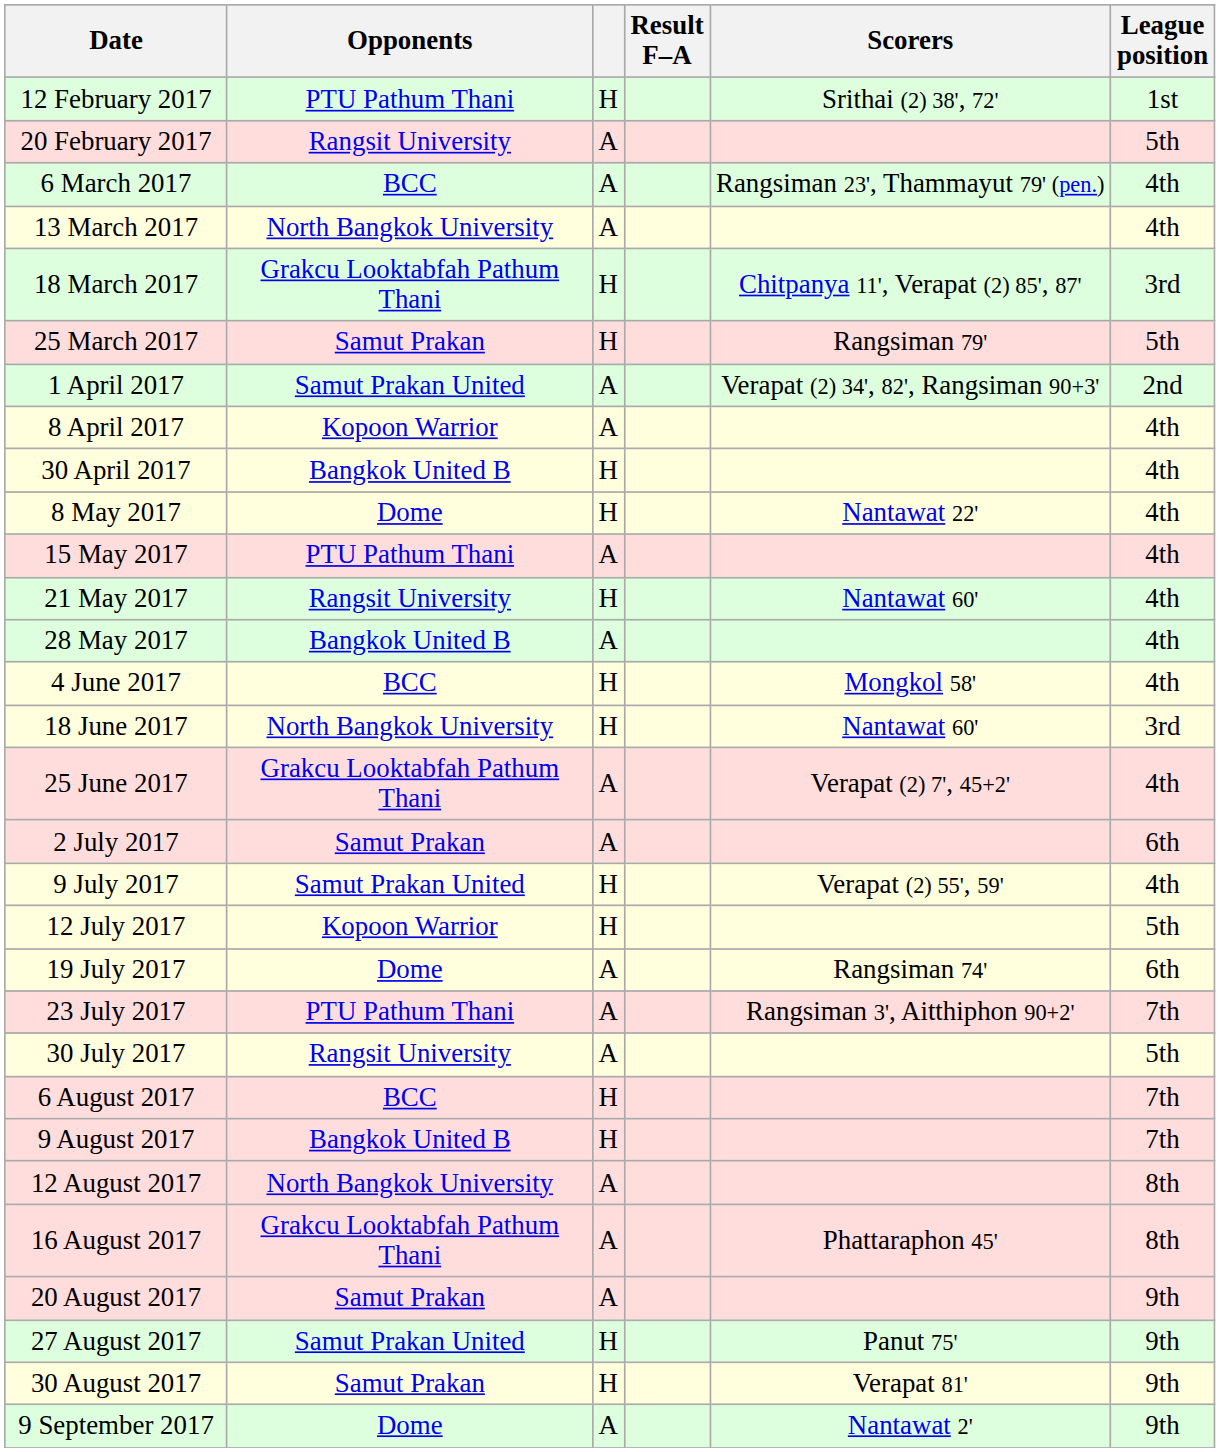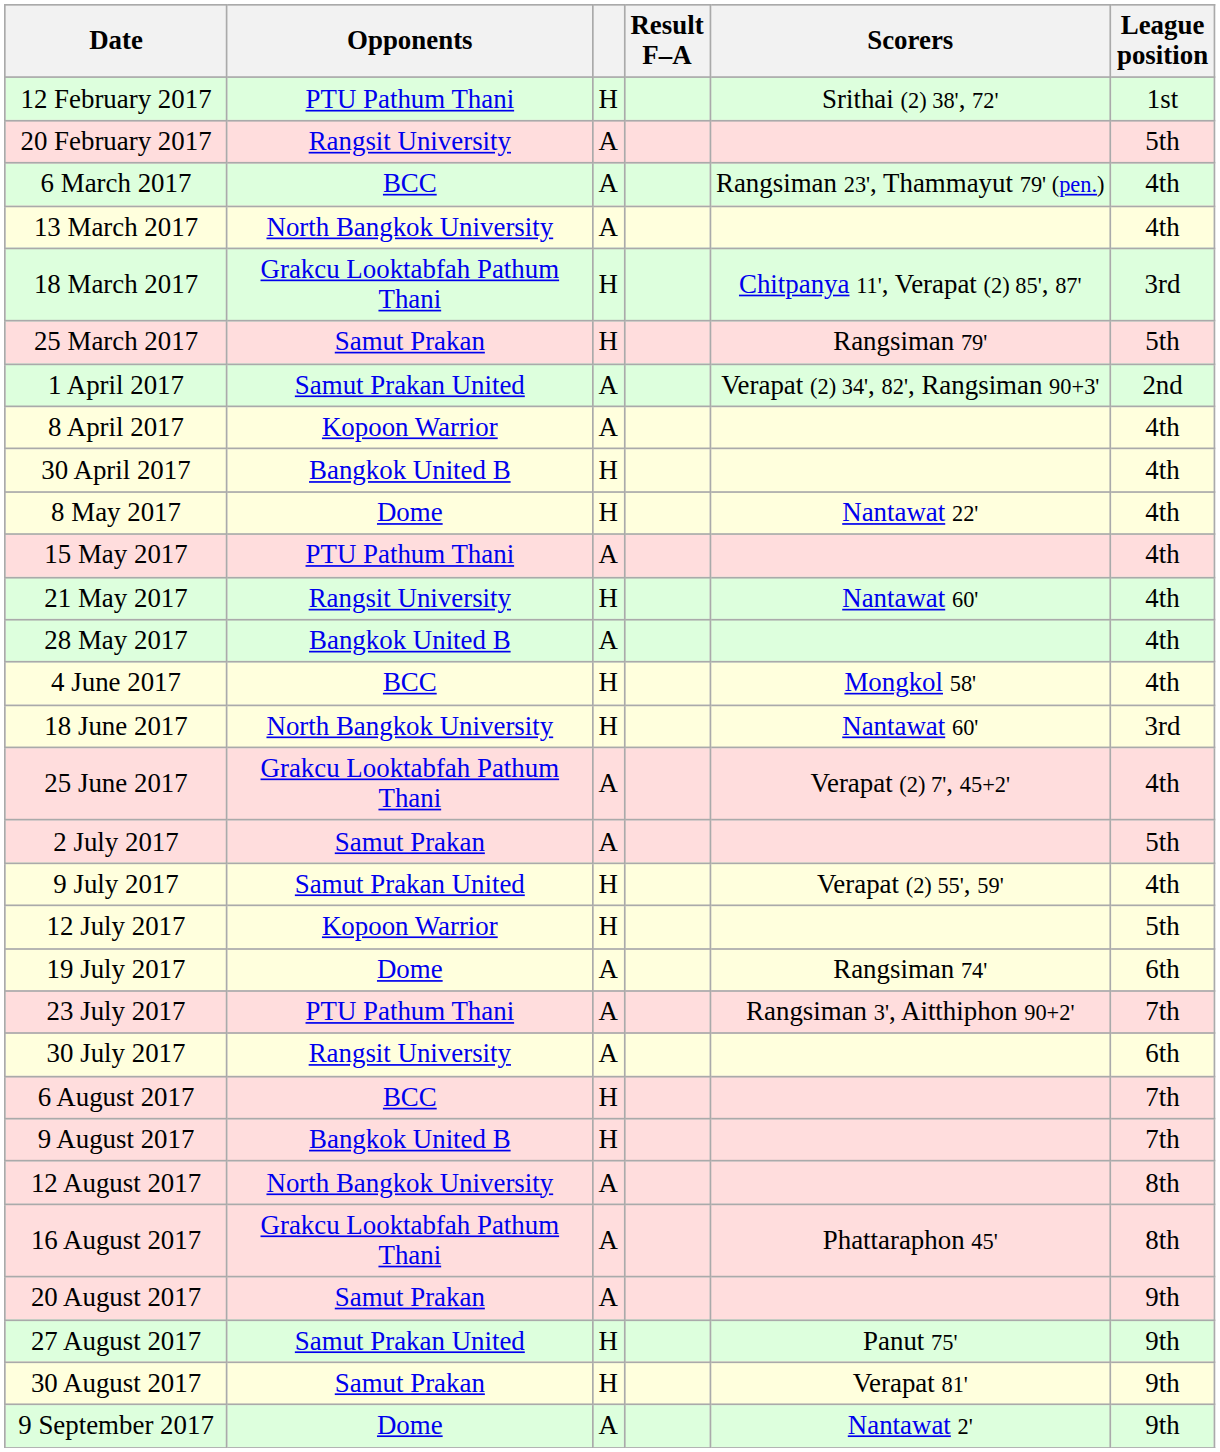(1163, 841) 6th -> (1163, 841) 5th
(1163, 1054) 5th -> (1163, 1054) 6th
